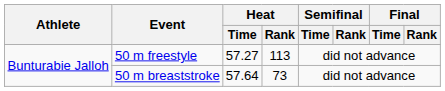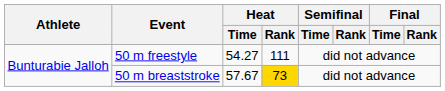(242, 55) 57.27 -> (242, 55) 54.27
(280, 55) 113 -> (280, 55) 111
(242, 76) 57.64 -> (242, 76) 57.67
(280, 76) no background -> (280, 76) gold background
